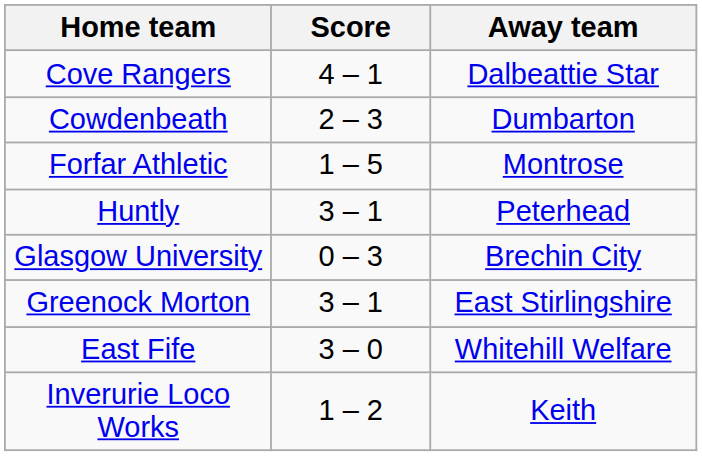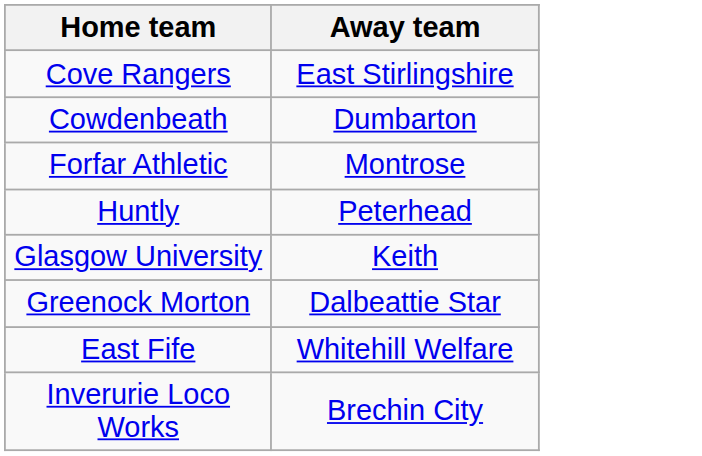- column: (351, 27)
(563, 73) Dalbeattie Star -> (405, 73) East Stirlingshire
(563, 257) Brechin City -> (405, 257) Keith
(563, 303) East Stirlingshire -> (405, 303) Dalbeattie Star
(563, 411) Keith -> (405, 411) Brechin City
